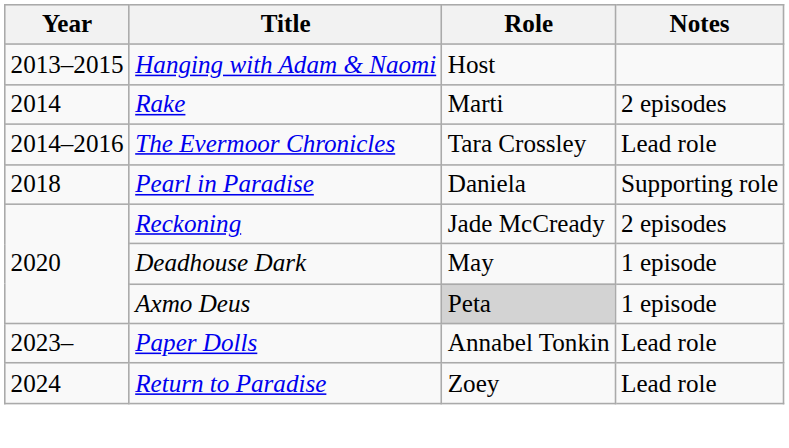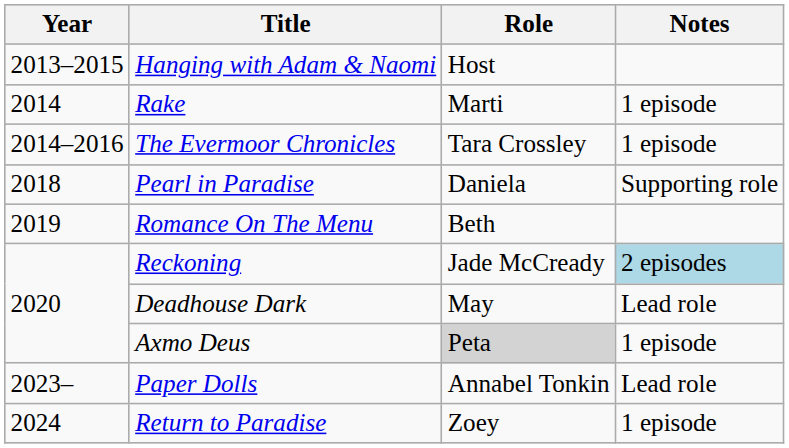(674, 104) 2 episodes -> (669, 104) 1 episode
(669, 143) Lead role -> (669, 143) 1 episode
+ row: (254, 223)
(674, 223) no background -> (674, 263) lightblue background
(669, 263) 1 episode -> (669, 303) Lead role
(669, 382) Lead role -> (669, 422) 1 episode
